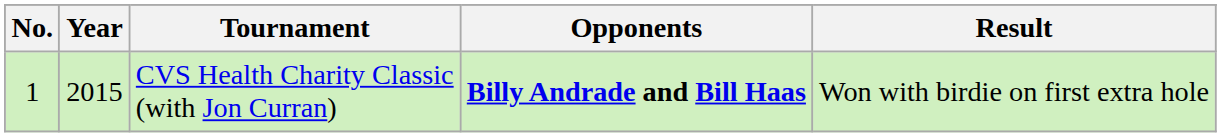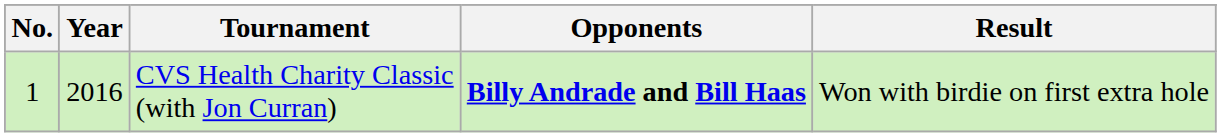(94, 91) 2015 -> (94, 91) 2016
